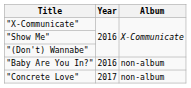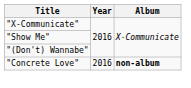- row: (50, 63)
(107, 77) 2017 -> (102, 63) 2016
(143, 77) normal -> (138, 63) bold
